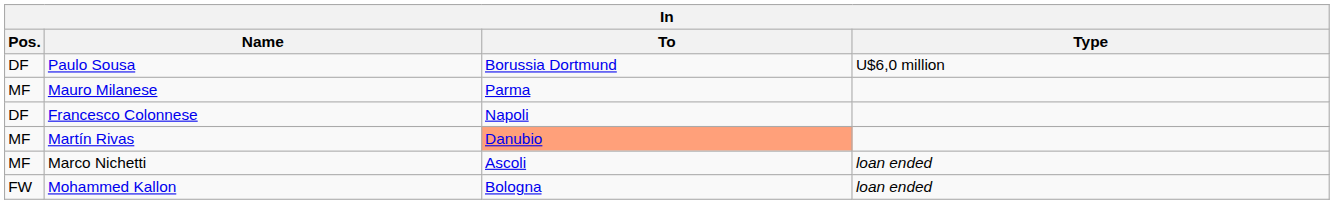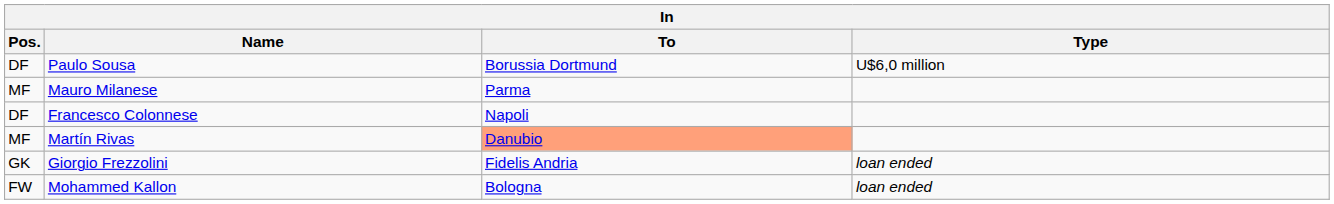+ row: (108, 163)
- row: (97, 163)
